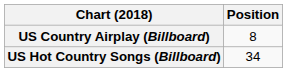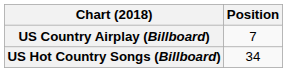(253, 36) 8 -> (253, 36) 7
